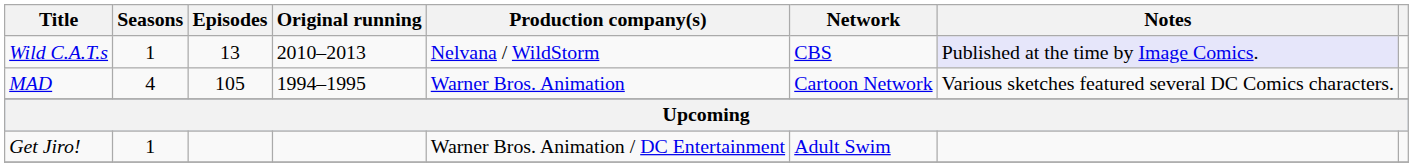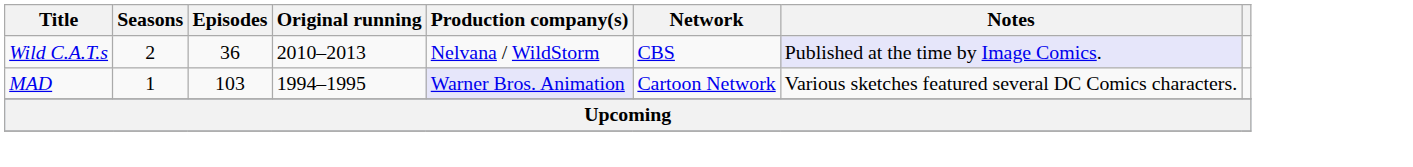(150, 51) 1 -> (150, 51) 2
(230, 51) 13 -> (230, 51) 36
(150, 83) 4 -> (150, 83) 1
(230, 83) 105 -> (230, 83) 103
(528, 83) no background -> (528, 83) lavender background
- row: (45, 146)
